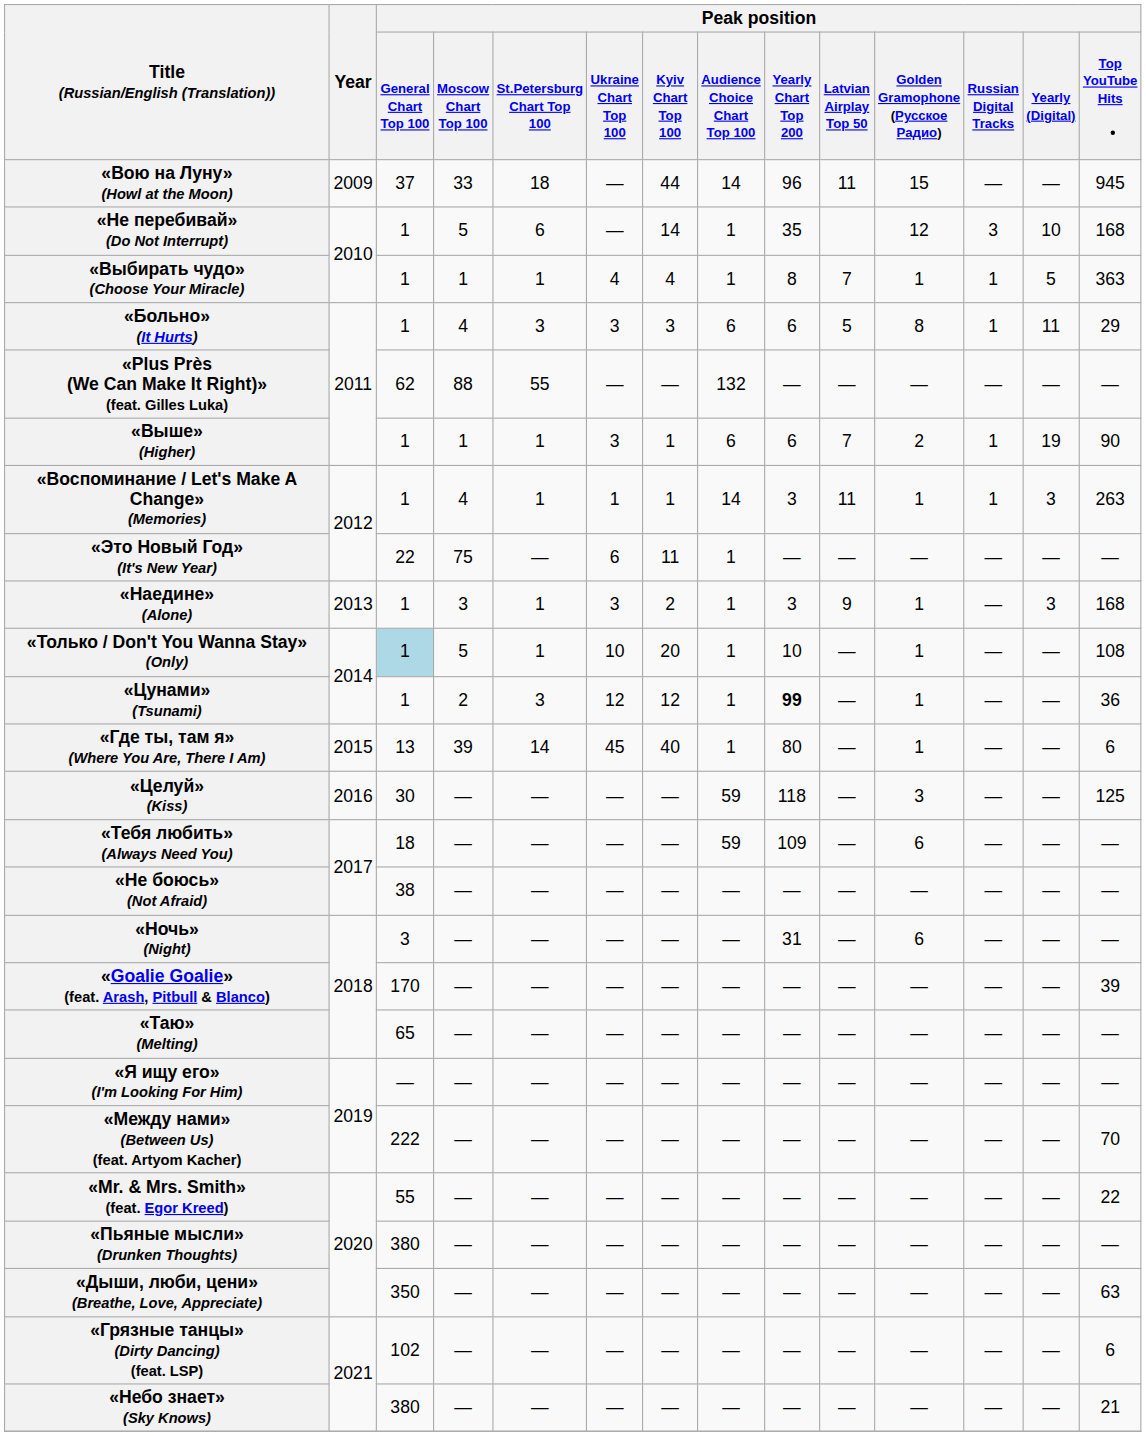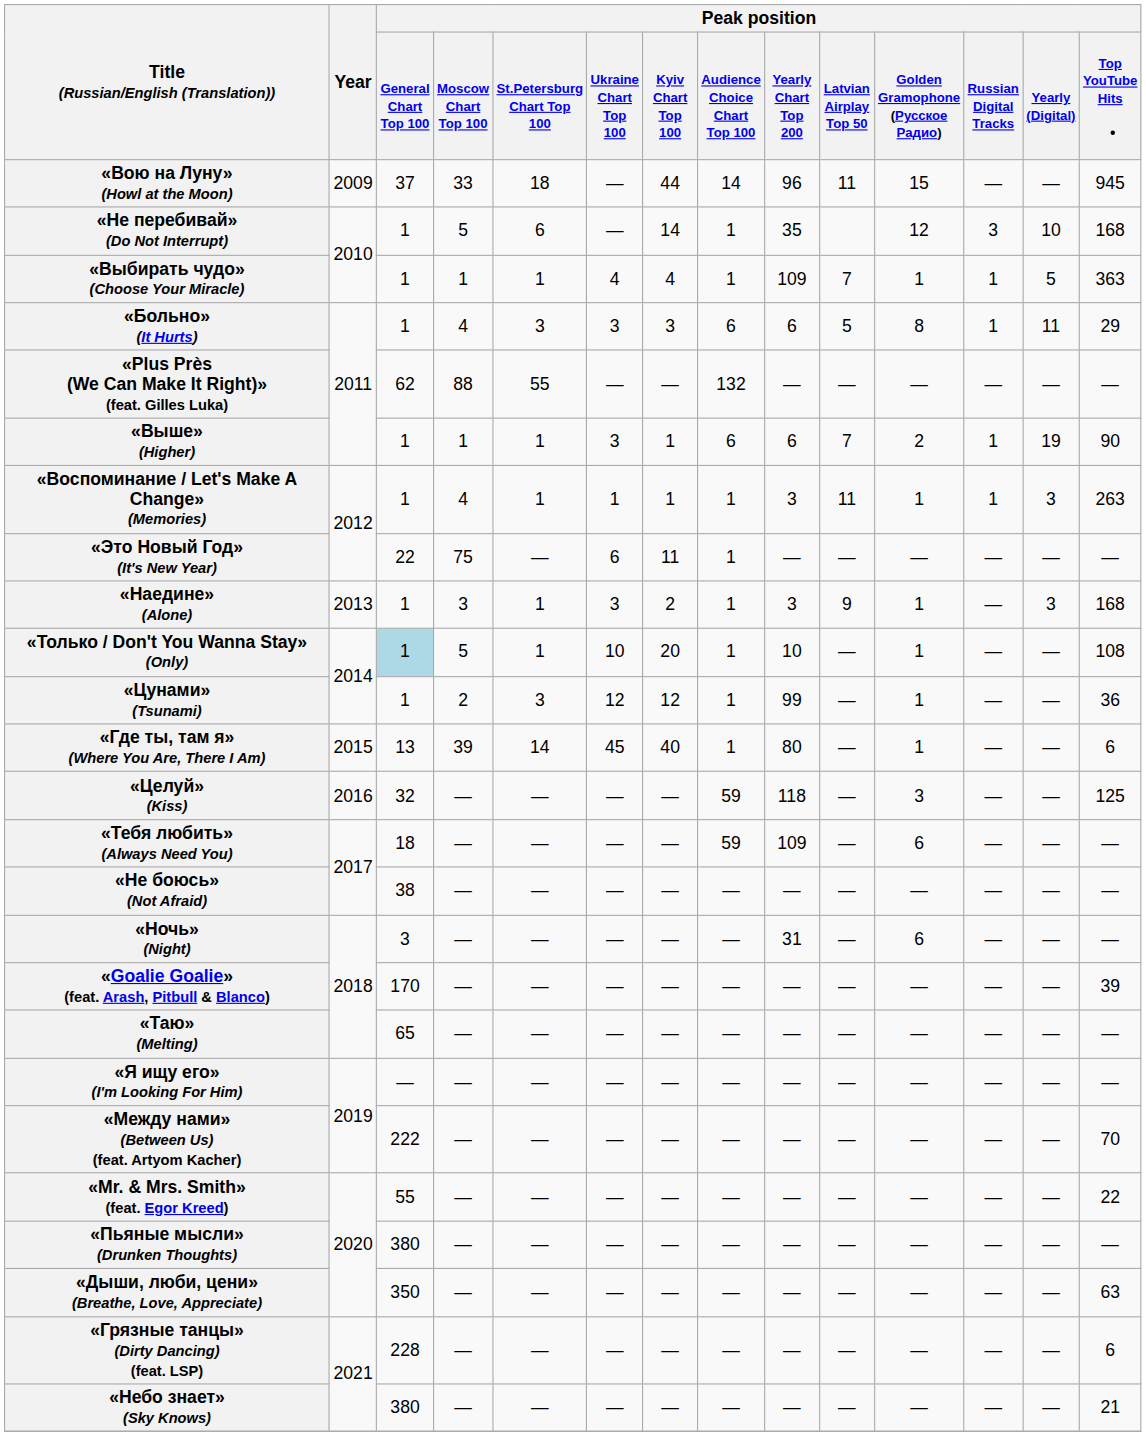(792, 278) 8 -> (792, 278) 109
(731, 499) 14 -> (731, 499) 1
(792, 700) bold -> (792, 700) normal
(405, 795) 30 -> (405, 795) 32
(405, 1350) 102 -> (405, 1350) 228
